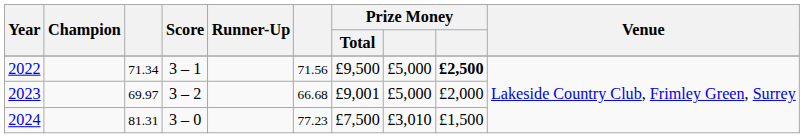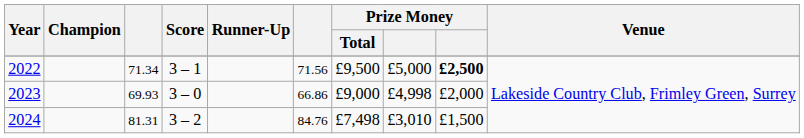(143, 95) 69.97 -> (143, 95) 69.93
(185, 94) 3 – 2 -> (185, 94) 3 – 0
(313, 95) 66.68 -> (313, 95) 66.86
(358, 94) £9,001 -> (358, 94) £9,000
(409, 94) £5,000 -> (409, 94) £4,998
(185, 119) 3 – 0 -> (185, 119) 3 – 2
(313, 120) 77.23 -> (313, 120) 84.76
(358, 119) £7,500 -> (358, 119) £7,498
